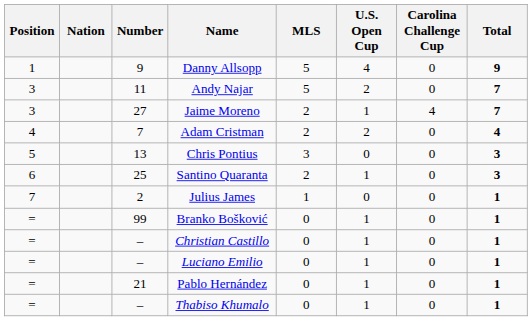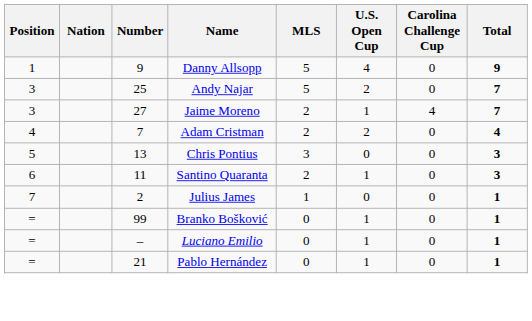(140, 89) 11 -> (140, 89) 25
(140, 175) 25 -> (140, 175) 11
- row: (222, 240)
- row: (222, 305)
